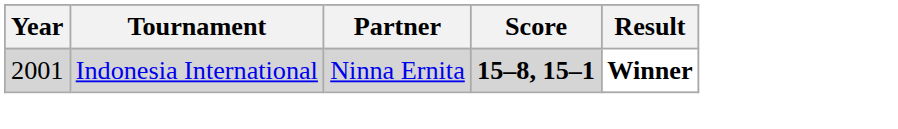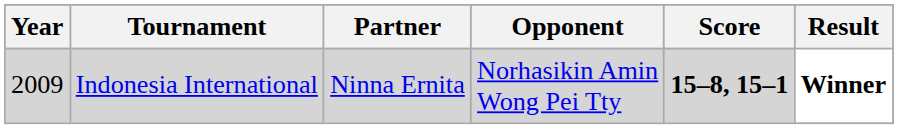+ column: (568, 26)
(37, 69) 2001 -> (37, 85) 2009
